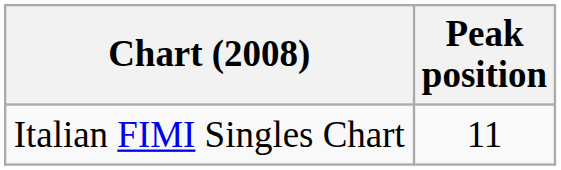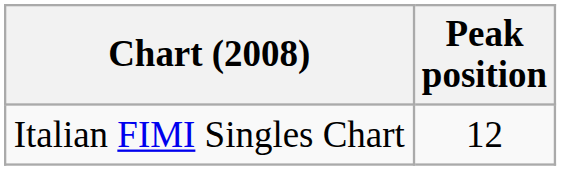(485, 134) 11 -> (485, 134) 12
